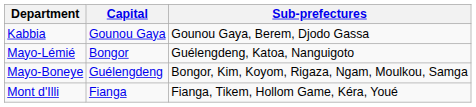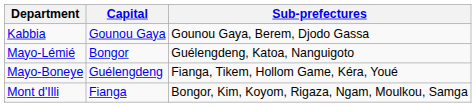(320, 72) Bongor, Kim, Koyom, Rigaza, Ngam, Moulkou, Samga -> (285, 72) Fianga, Tikem, Hollom Game, Kéra, Youé
(285, 92) Fianga, Tikem, Hollom Game, Kéra, Youé -> (320, 92) Bongor, Kim, Koyom, Rigaza, Ngam, Moulkou, Samga
